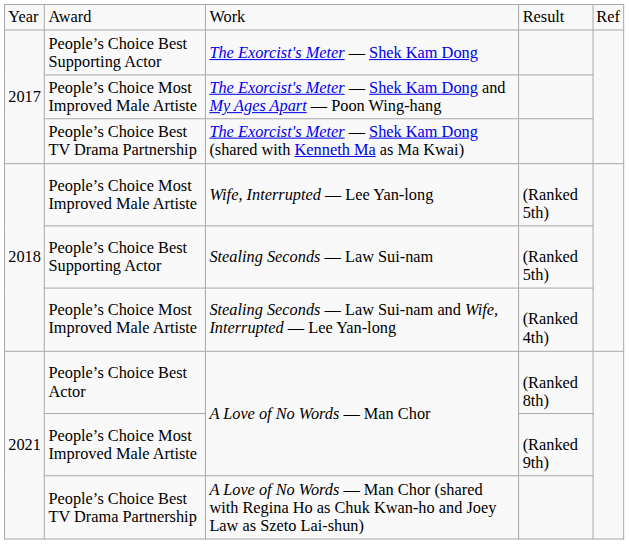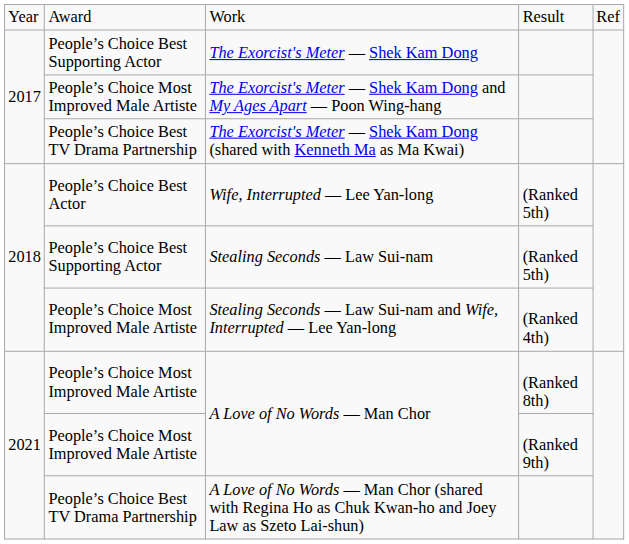(123, 194) People’s Choice Most Improved Male Artiste -> (118, 194) People’s Choice Best Actor
(118, 382) People’s Choice Best Actor -> (123, 382) People’s Choice Most Improved Male Artiste
